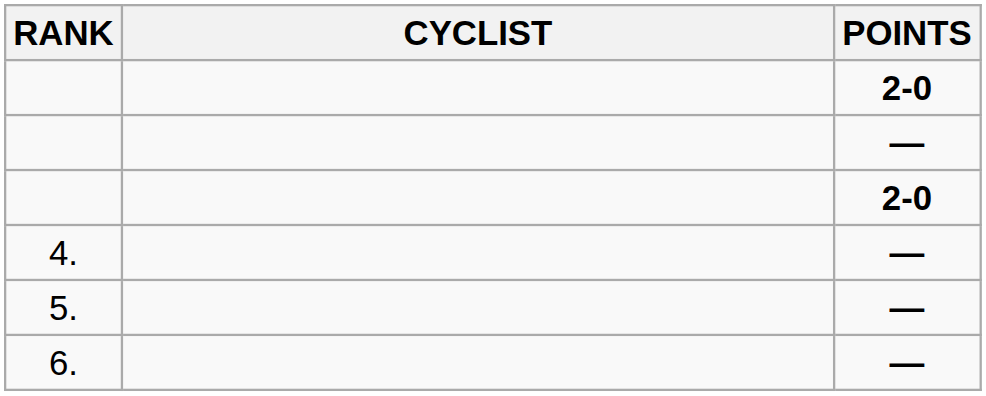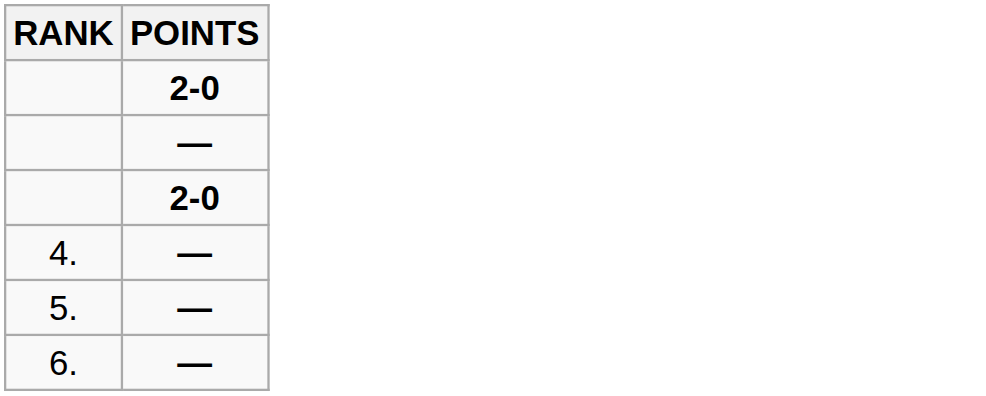- column: (478, 33)
